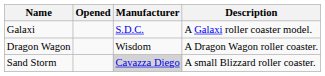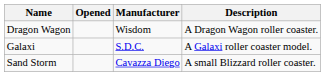rows swapped: (21, 29) <-> (39, 46)
(148, 63) lightgrey background -> (148, 63) no background
